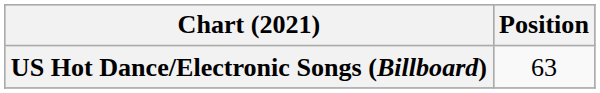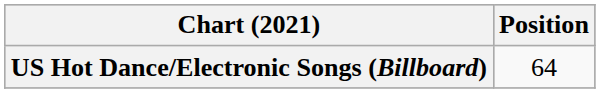(544, 66) 63 -> (544, 66) 64
